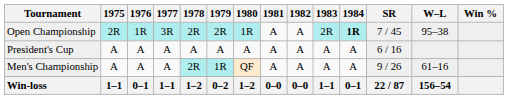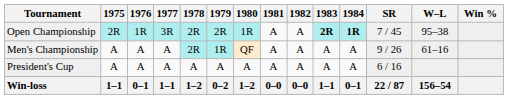(327, 31) normal -> (327, 31) bold
rows swapped: (53, 67) <-> (40, 49)
